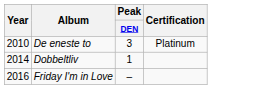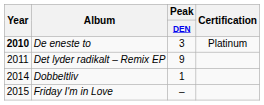(18, 44) normal -> (18, 44) bold
+ row: (100, 60)
(18, 76) 2016 -> (18, 92) 2015
